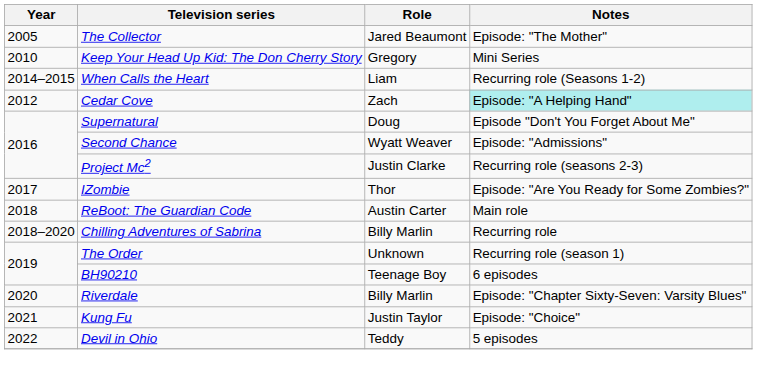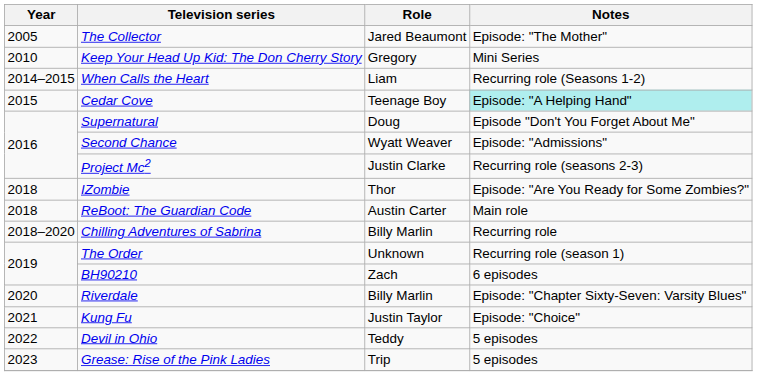(22, 100) 2012 -> (22, 100) 2015
(383, 100) Zach -> (407, 100) Teenage Boy
(22, 189) 2017 -> (22, 189) 2018
(407, 274) Teenage Boy -> (383, 274) Zach
+ row: (175, 359)
